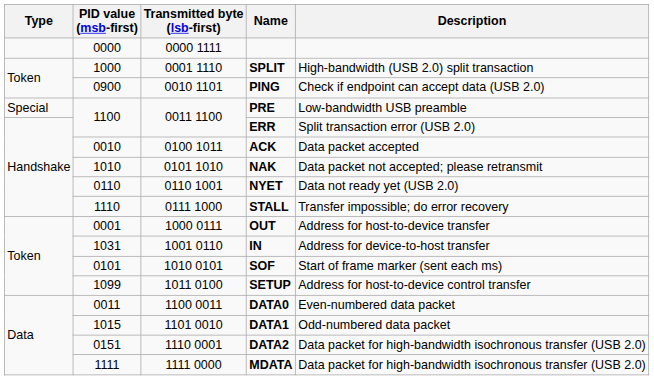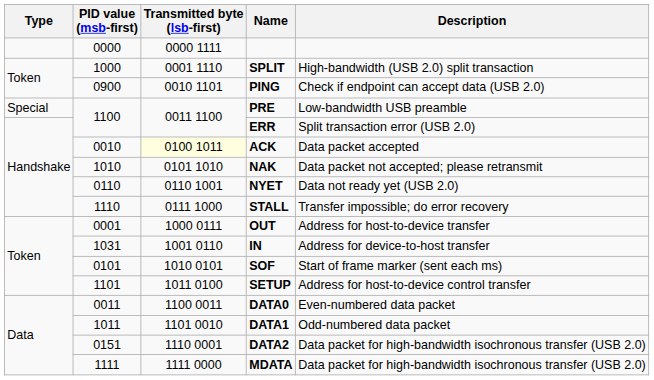(194, 147) no background -> (194, 147) lightyellow background
(107, 285) 1099 -> (107, 285) 1101
(107, 325) 1015 -> (107, 325) 1011
